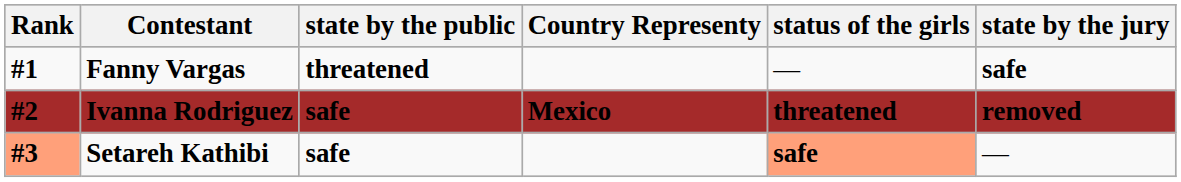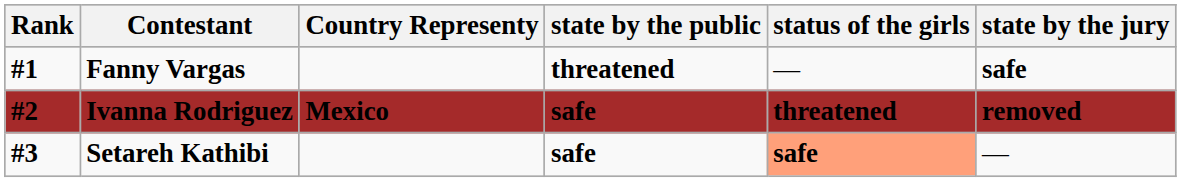columns swapped: (644, 25) <-> (410, 25)
(24, 153) lightsalmon background -> (24, 153) no background
